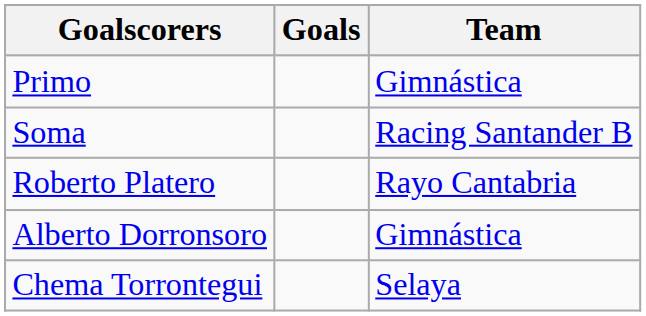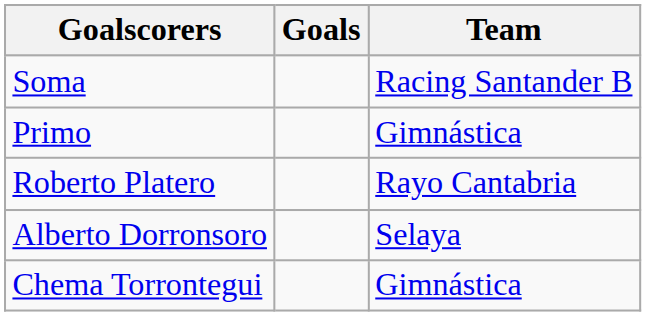rows swapped: (52, 81) <-> (49, 132)
(448, 234) Gimnástica -> (418, 234) Selaya
(418, 285) Selaya -> (448, 285) Gimnástica
